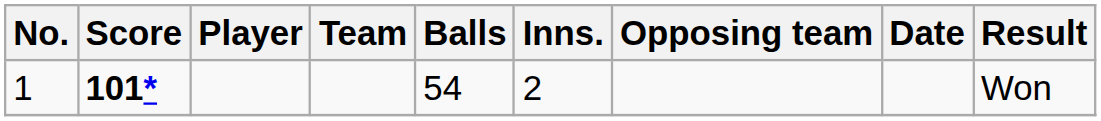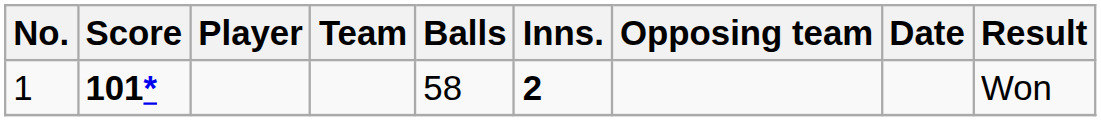(443, 88) 54 -> (443, 88) 58
(532, 88) normal -> (532, 88) bold
